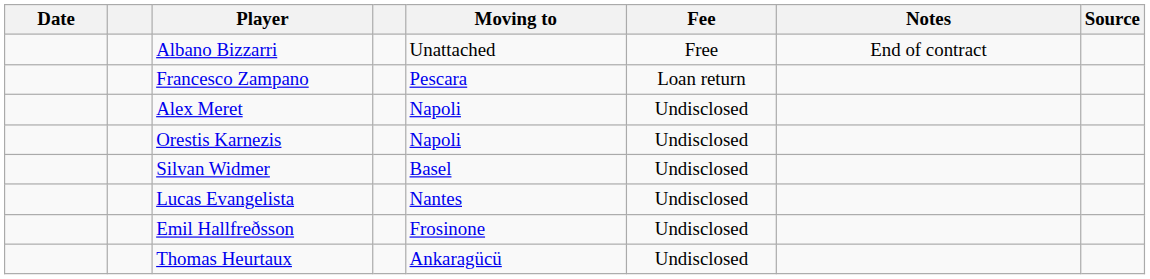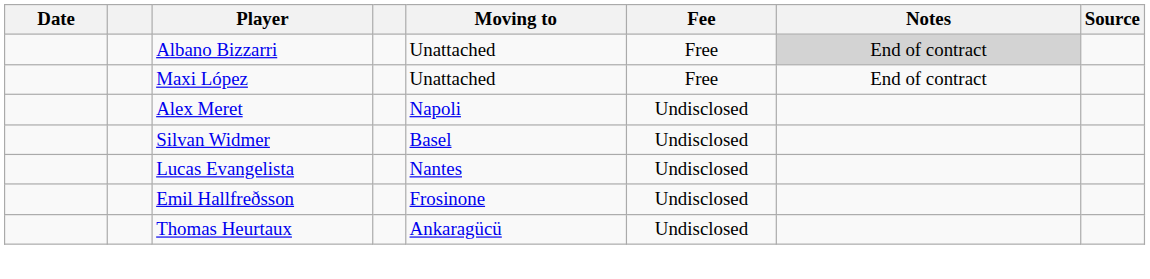(928, 49) no background -> (928, 49) lightgrey background
+ row: (202, 79)
- row: (232, 79)
- row: (219, 139)
